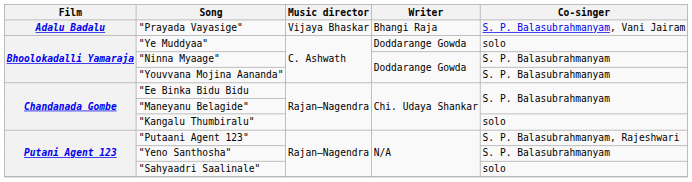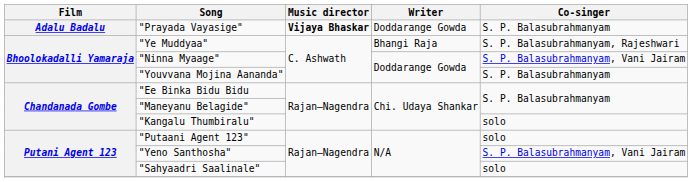(329, 28) normal -> (329, 28) bold
(406, 28) Bhangi Raja -> (420, 28) Doddarange Gowda
(584, 28) S. P. Balasubrahmanyam, Vani Jairam -> (546, 28) S. P. Balasubrahmanyam
(420, 44) Doddarange Gowda -> (406, 44) Bhangi Raja
(494, 44) solo -> (581, 44) S. P. Balasubrahmanyam, Rajeshwari
(546, 59) S. P. Balasubrahmanyam -> (584, 59) S. P. Balasubrahmanyam, Vani Jairam
(581, 138) S. P. Balasubrahmanyam, Rajeshwari -> (494, 138) solo
(546, 153) S. P. Balasubrahmanyam -> (584, 153) S. P. Balasubrahmanyam, Vani Jairam
